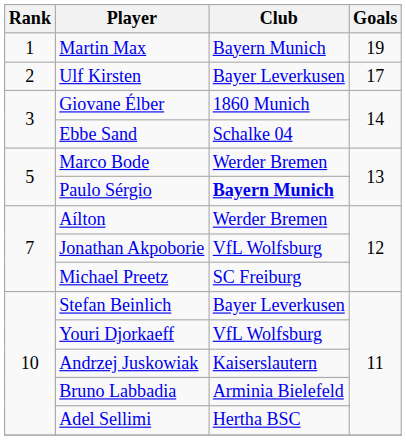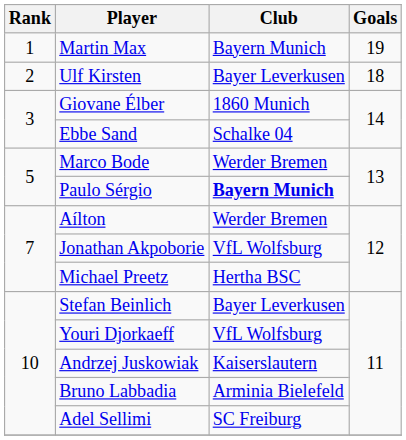(375, 76) 17 -> (375, 76) 18
(257, 276) SC Freiburg -> (257, 276) Hertha BSC
(257, 420) Hertha BSC -> (257, 420) SC Freiburg
